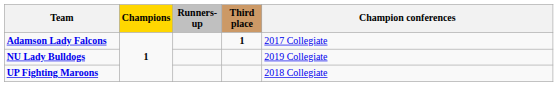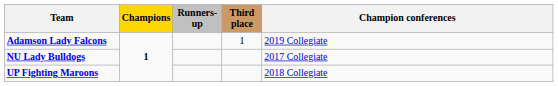(242, 41) bold -> (242, 41) normal
(296, 41) 2017 Collegiate -> (296, 41) 2019 Collegiate
(296, 57) 2019 Collegiate -> (296, 57) 2017 Collegiate
